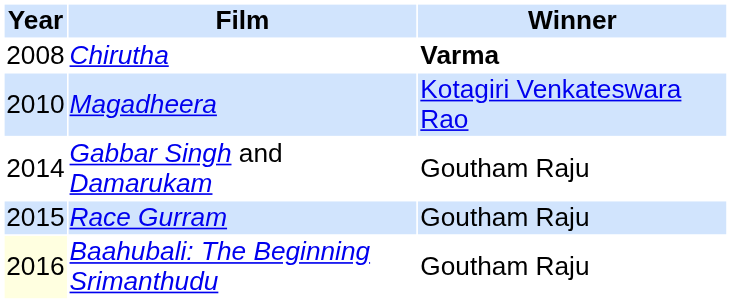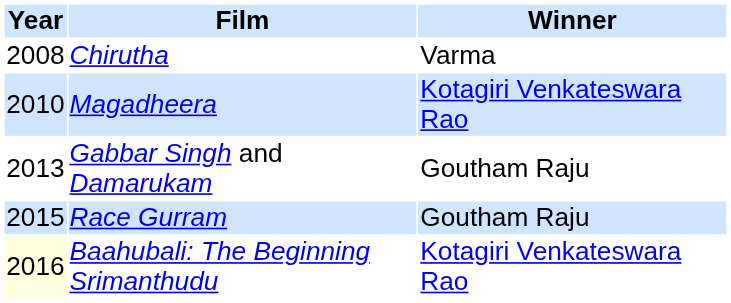(460, 55) bold -> (458, 55) normal
(35, 168) 2014 -> (35, 168) 2013
(505, 266) Goutham Raju -> (551, 266) Kotagiri Venkateswara Rao
